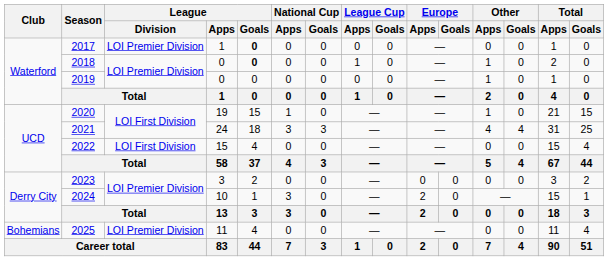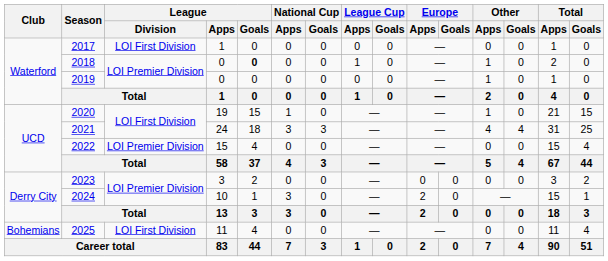(155, 46) LOI Premier Division -> (155, 46) LOI First Division
(255, 46) bold -> (255, 46) normal
(155, 146) LOI First Division -> (155, 146) LOI Premier Division
(155, 230) LOI Premier Division -> (155, 230) LOI First Division
